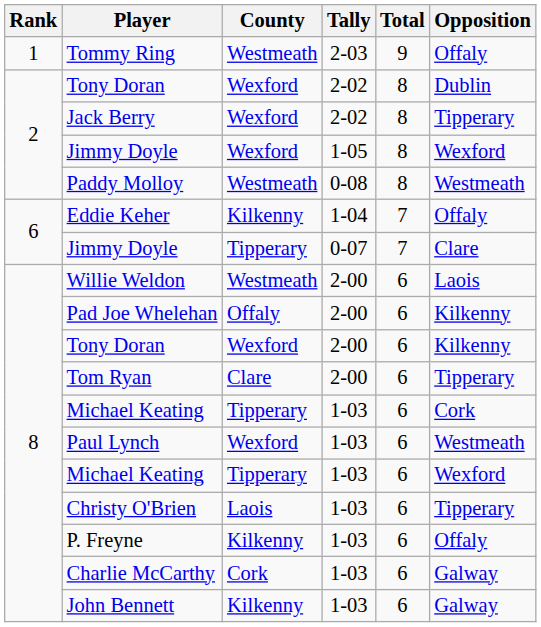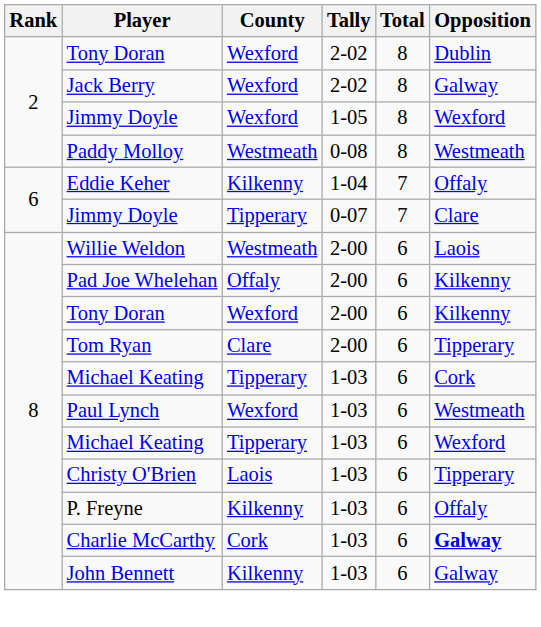- row: (121, 53)
(474, 118) Tipperary -> (466, 85) Galway
(466, 572) normal -> (468, 540) bold
